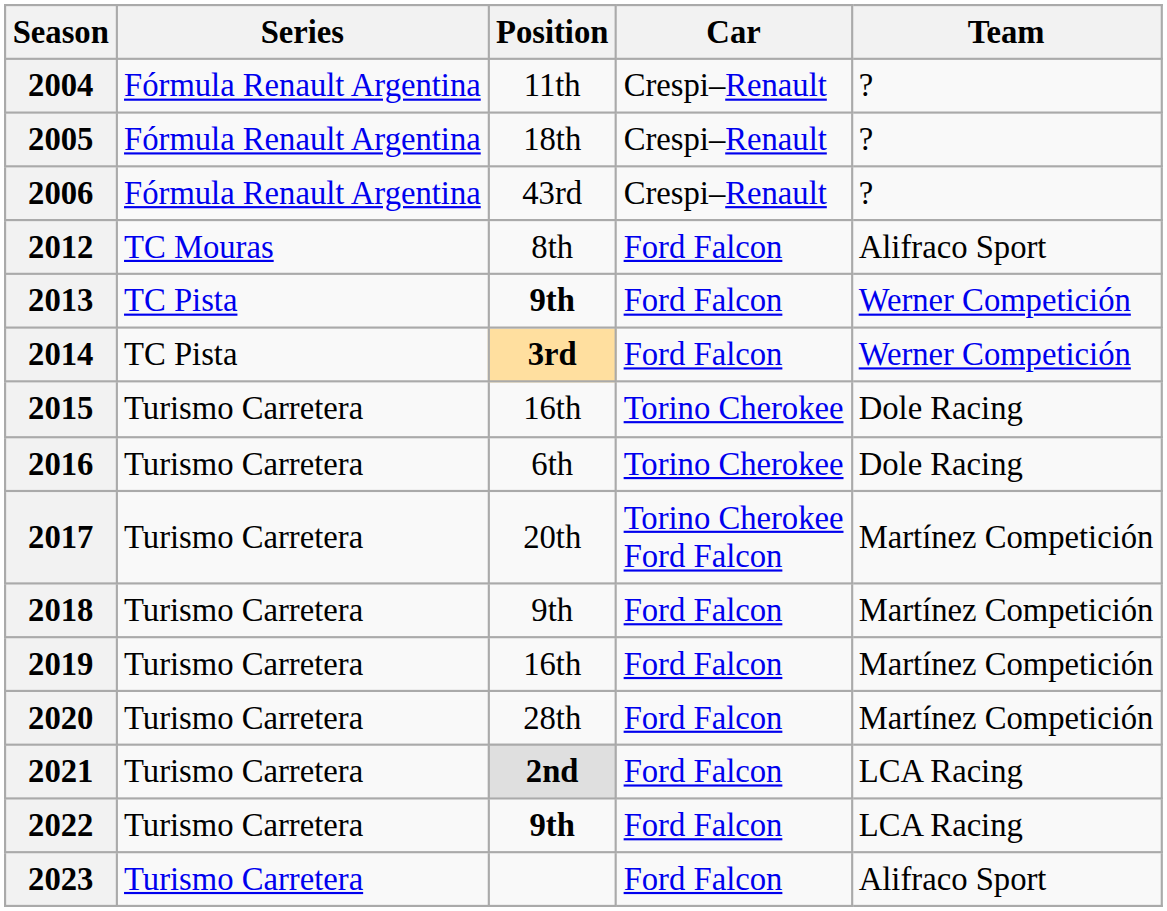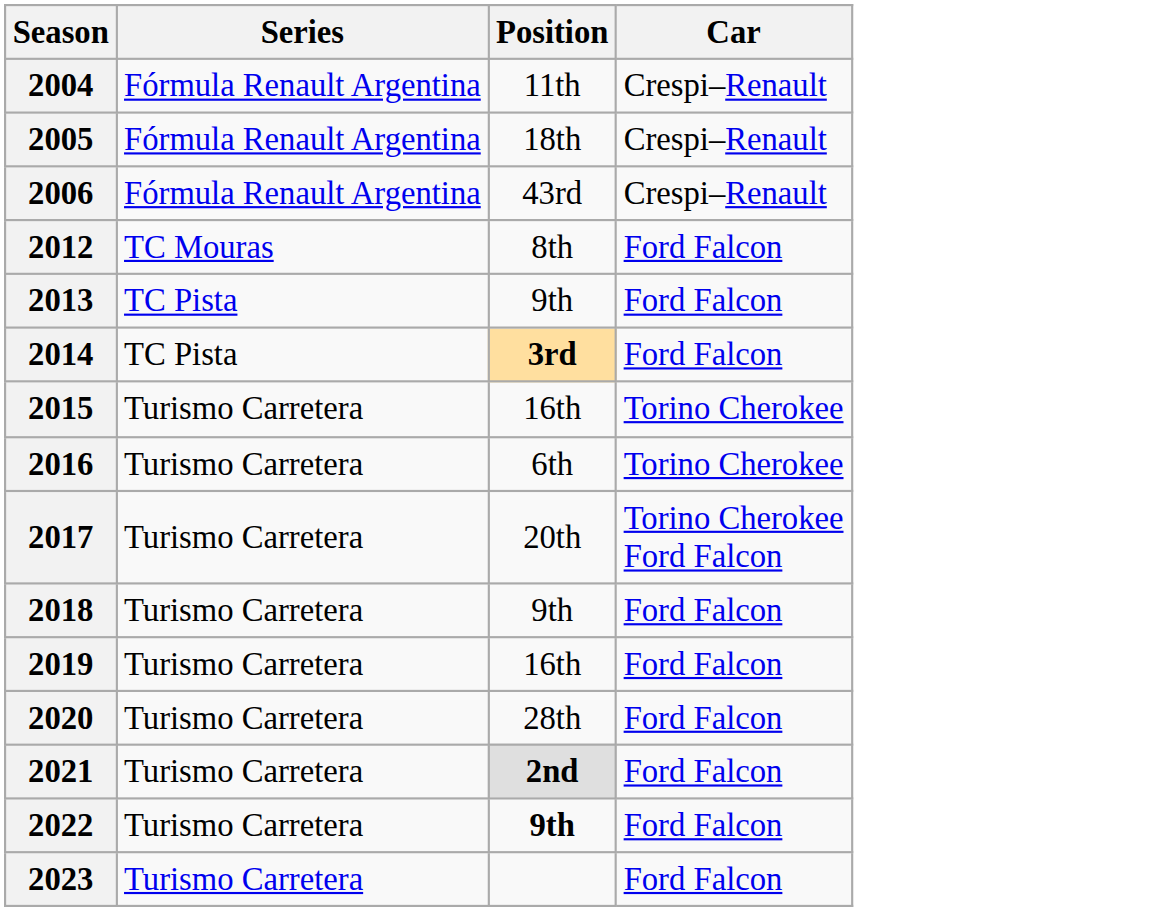- column: (1006, 31)
(552, 301) bold -> (552, 301) normal
